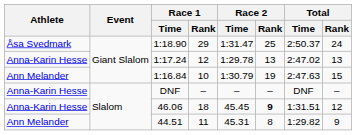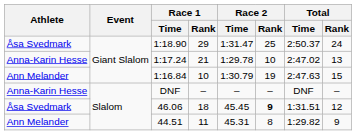(203, 60) 12 -> (203, 60) 21
(270, 60) 13 -> (270, 60) 10
(47, 107) Anna-Karin Hesse -> (39, 107) Åsa Svedmark
